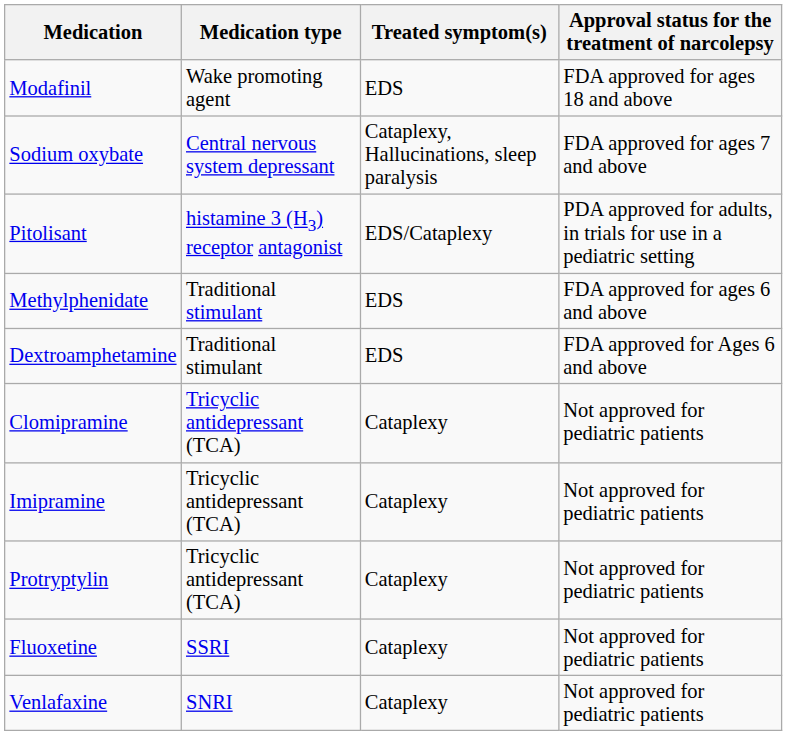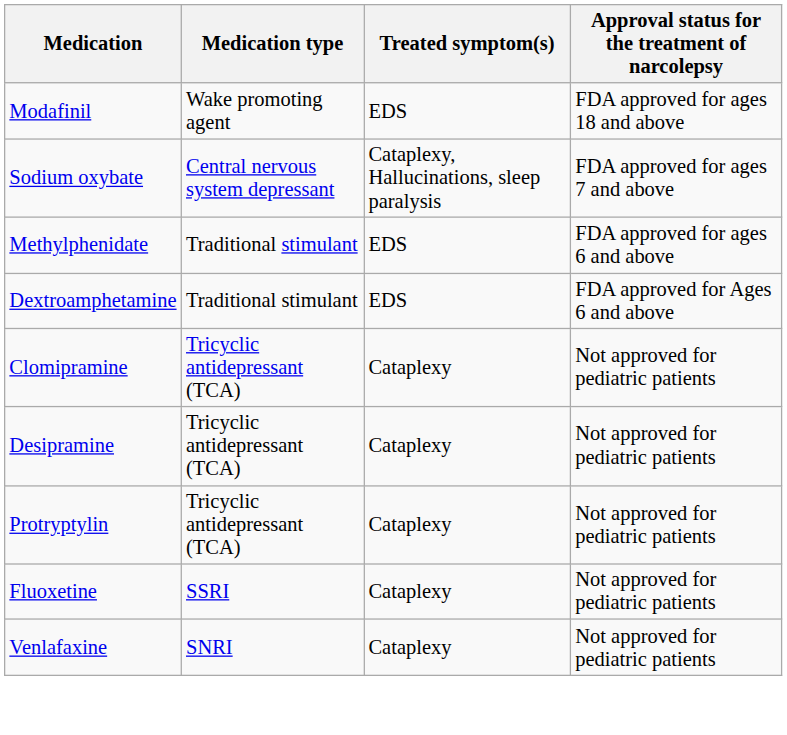- row: (48, 233)
+ row: (62, 446)
- row: (57, 501)
